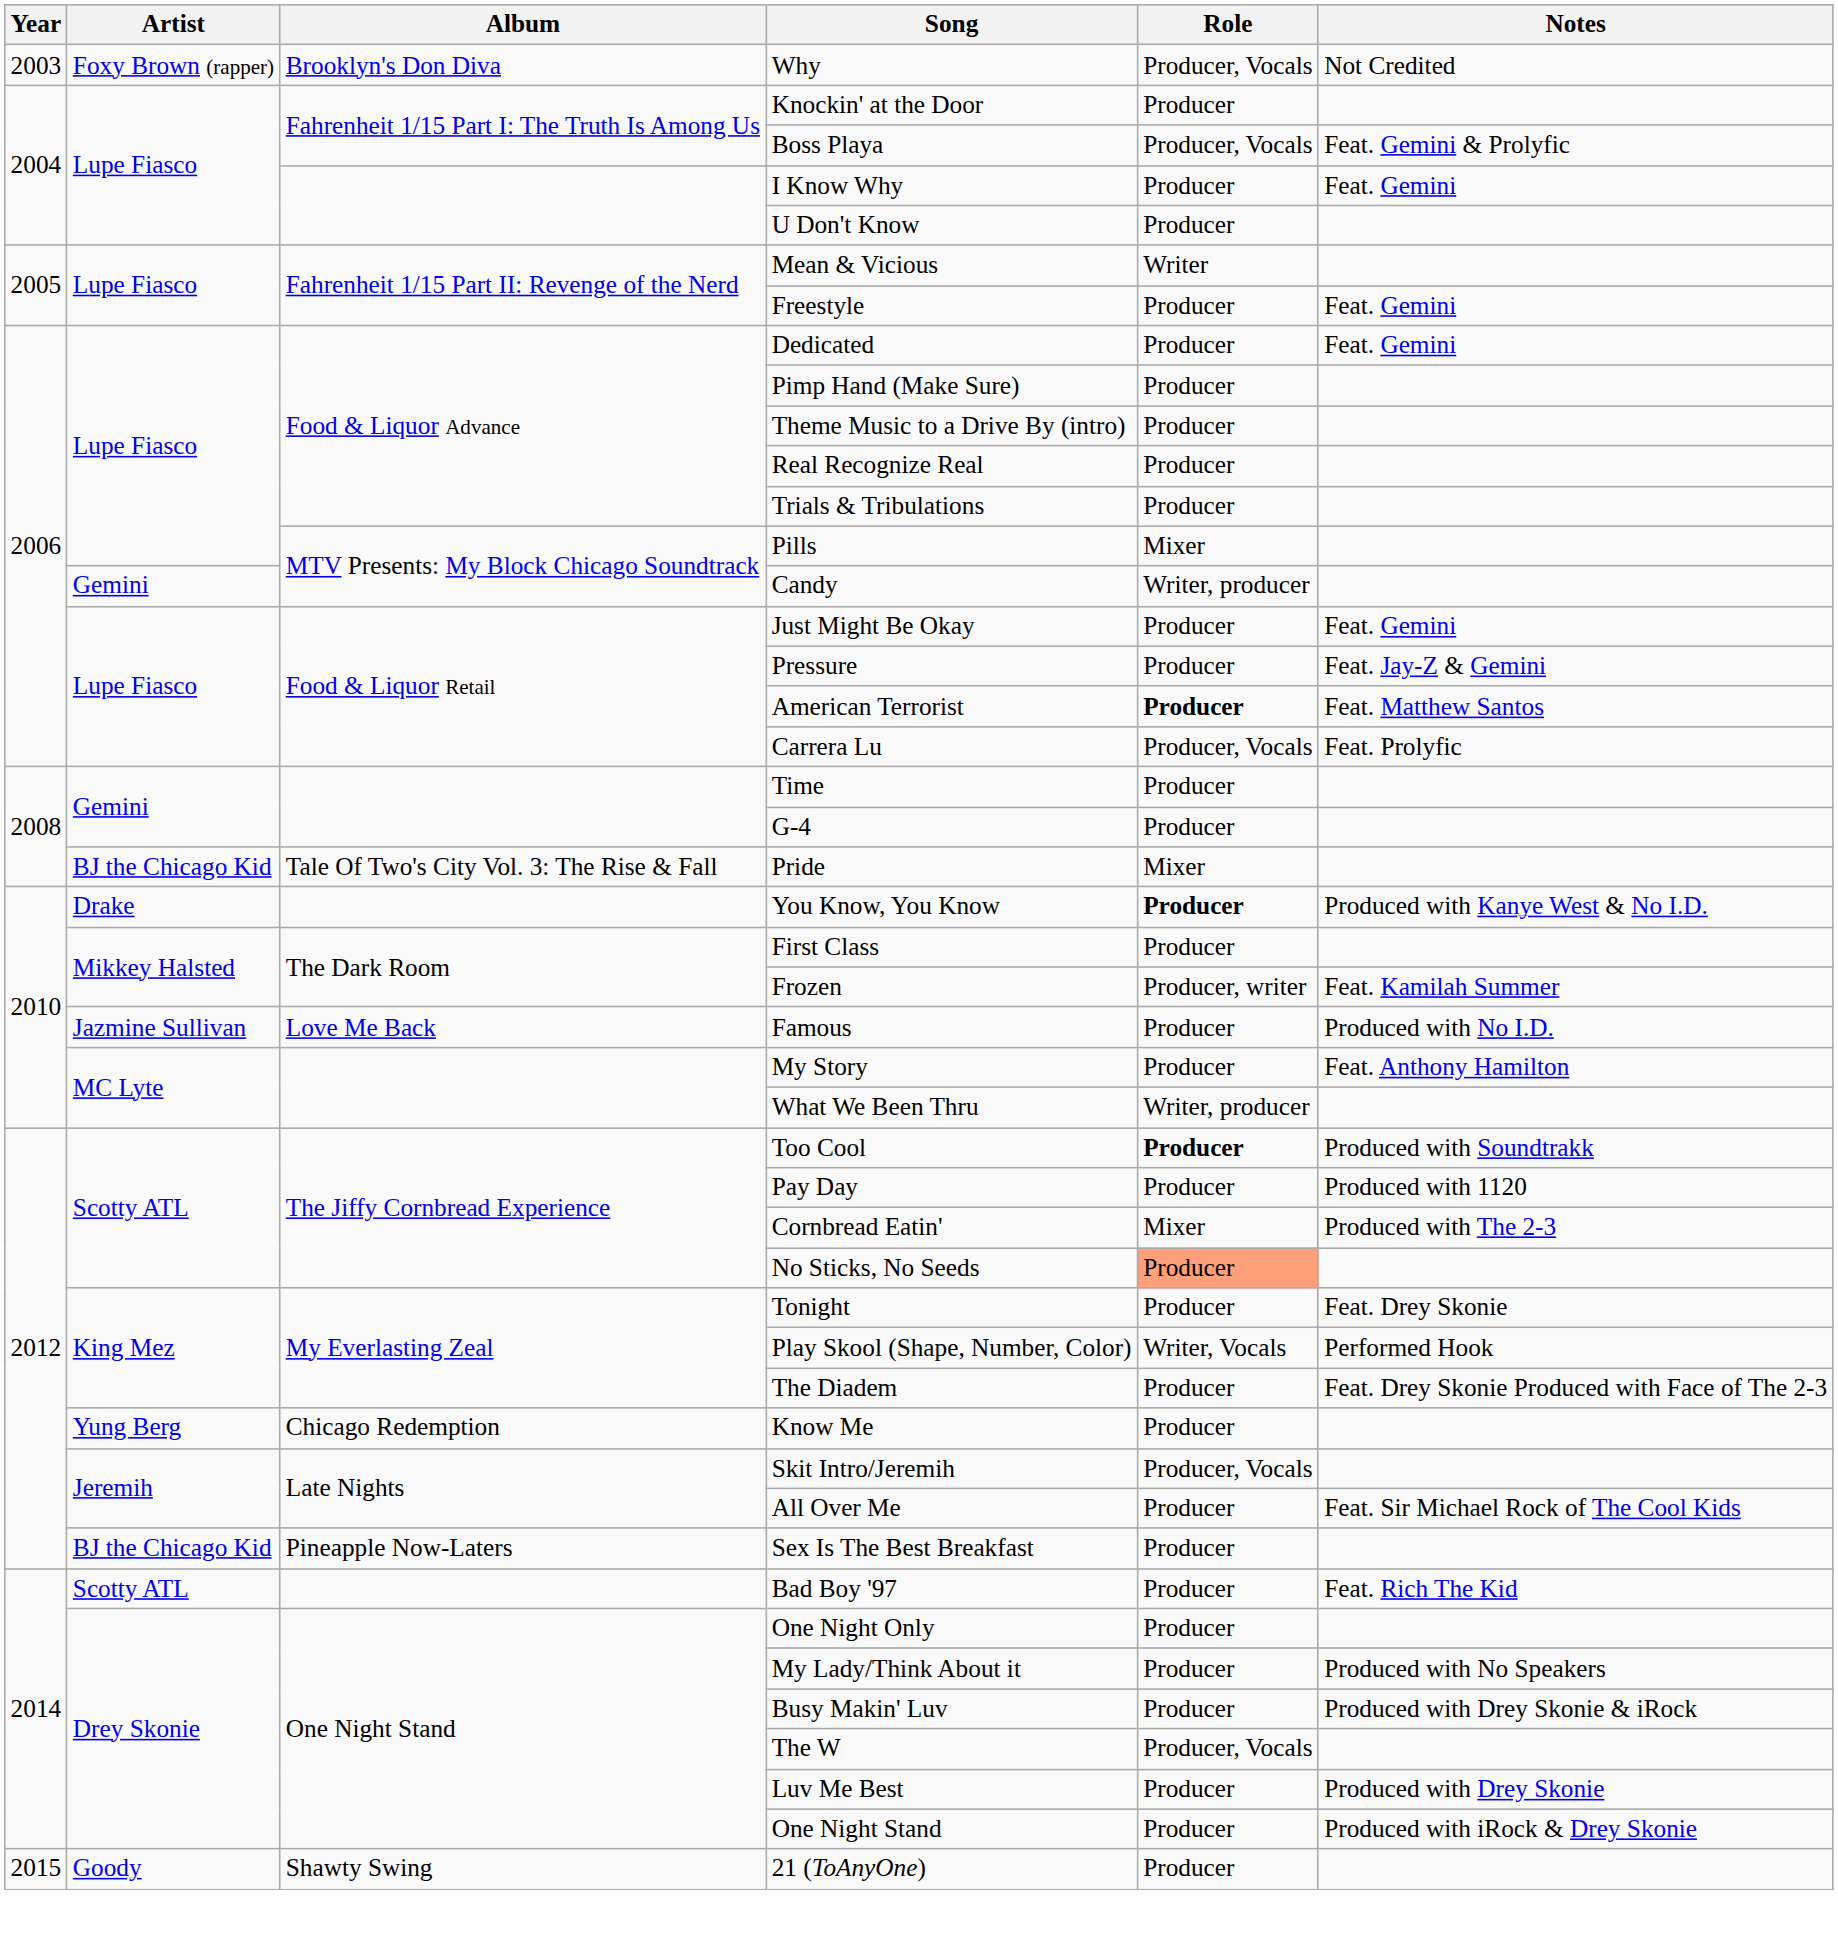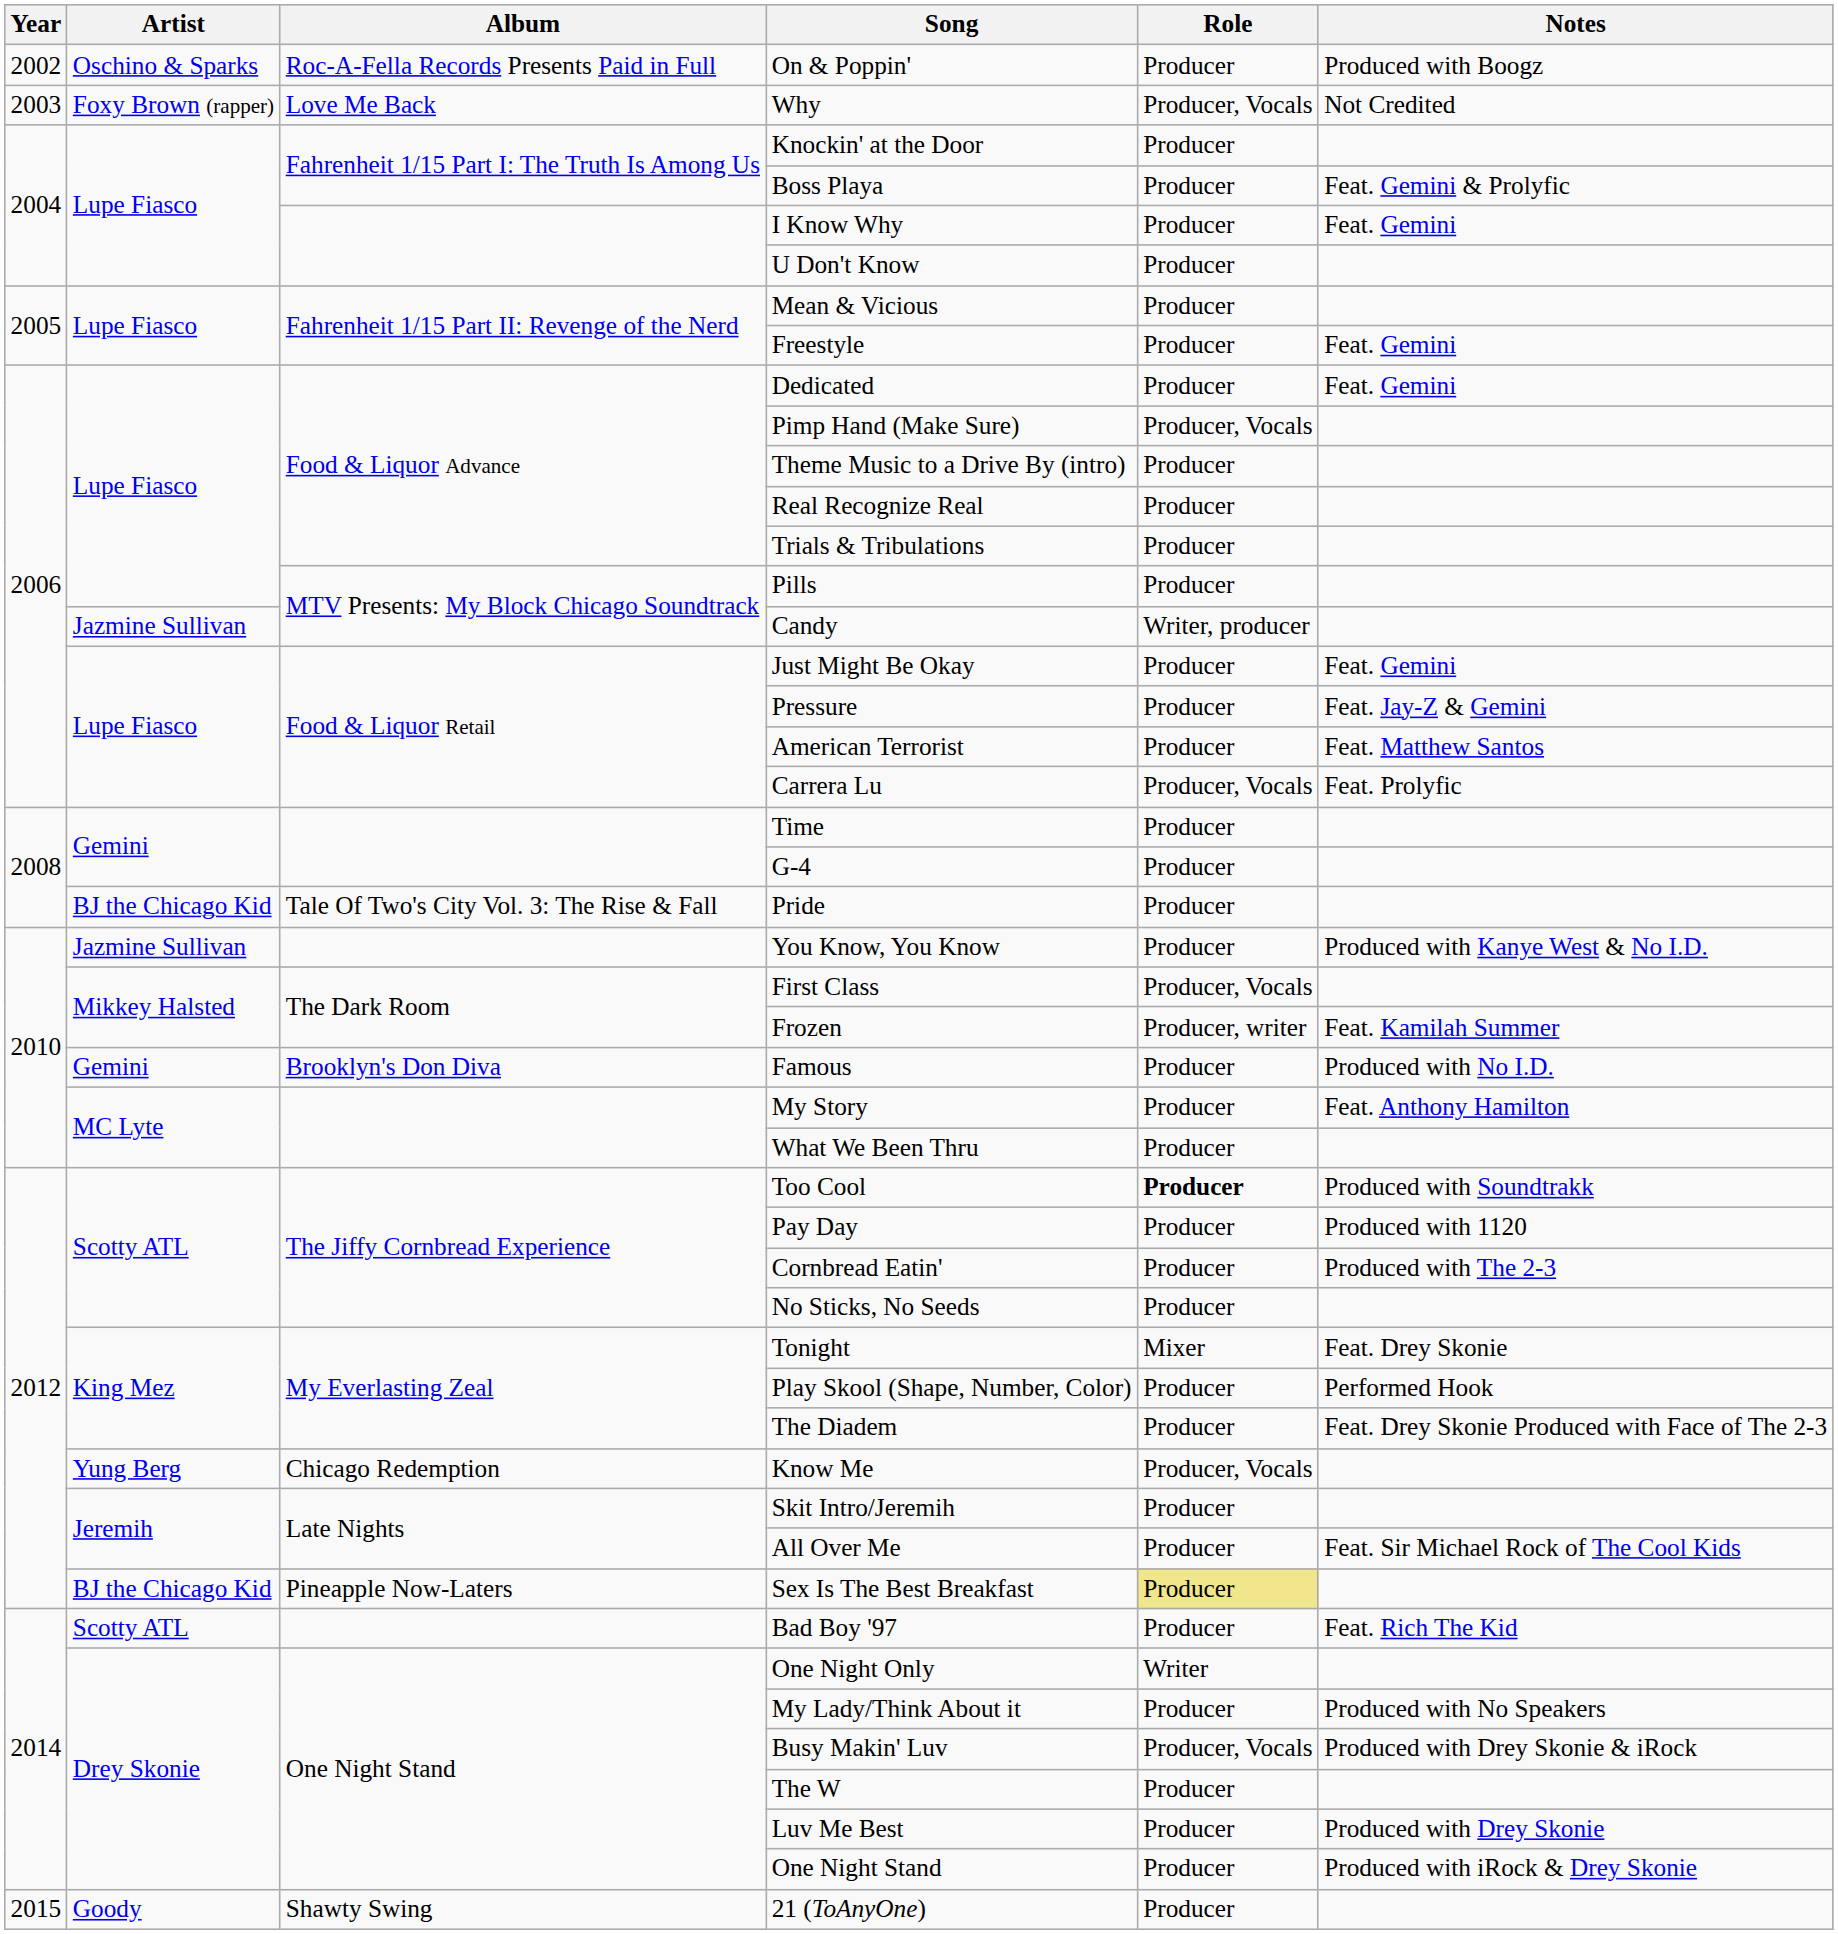+ row: (841, 64)
(393, 64) Brooklyn's Don Diva -> (361, 104) Love Me Back
(1228, 144) Producer, Vocals -> (1189, 184) Producer
(1176, 265) Writer -> (1189, 305) Producer
(1189, 385) Producer -> (1228, 425) Producer, Vocals
(1174, 545) Mixer -> (1189, 585) Producer
(111, 585) Gemini -> (160, 625) Jazmine Sullivan
(1193, 706) bold -> (1189, 746) normal
(1174, 866) Mixer -> (1189, 906) Producer
(104, 906) Drake -> (160, 946) Jazmine Sullivan
(1193, 906) bold -> (1189, 946) normal
(1189, 946) Producer -> (1228, 986) Producer, Vocals
(160, 1026) Jazmine Sullivan -> (111, 1066) Gemini
(361, 1026) Love Me Back -> (393, 1066) Brooklyn's Don Diva
(1226, 1107) Writer, producer -> (1189, 1147) Producer
(1174, 1227) Mixer -> (1189, 1267) Producer
(1189, 1267) lightsalmon background -> (1189, 1307) no background
(1189, 1307) Producer -> (1174, 1347) Mixer
(1215, 1347) Writer, Vocals -> (1189, 1387) Producer
(1189, 1427) Producer -> (1228, 1467) Producer, Vocals
(1228, 1467) Producer, Vocals -> (1189, 1507) Producer
(1189, 1548) no background -> (1189, 1588) khaki background
(1189, 1628) Producer -> (1176, 1668) Writer
(1189, 1708) Producer -> (1228, 1748) Producer, Vocals
(1228, 1748) Producer, Vocals -> (1189, 1788) Producer
